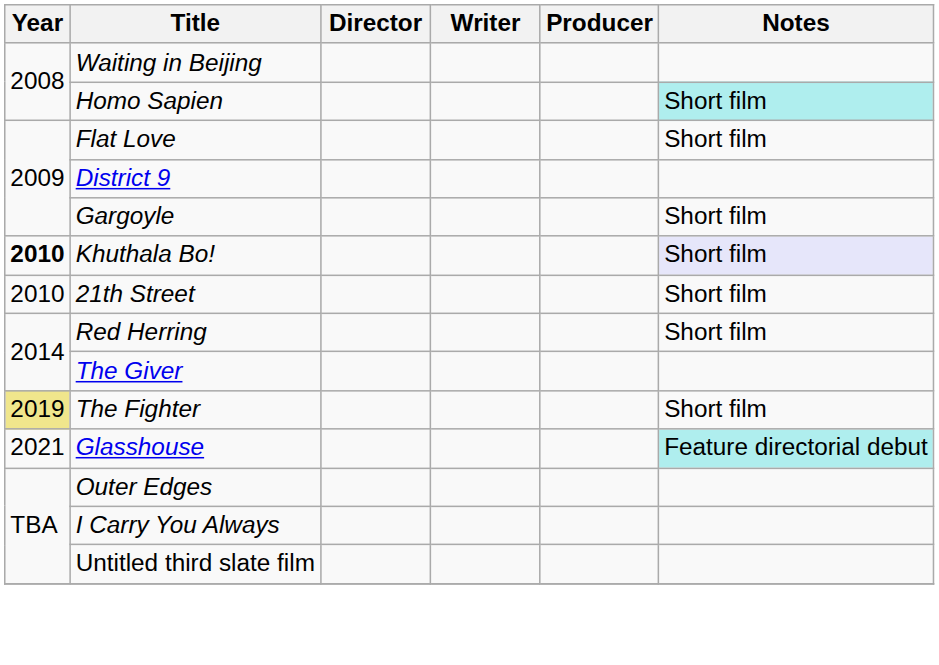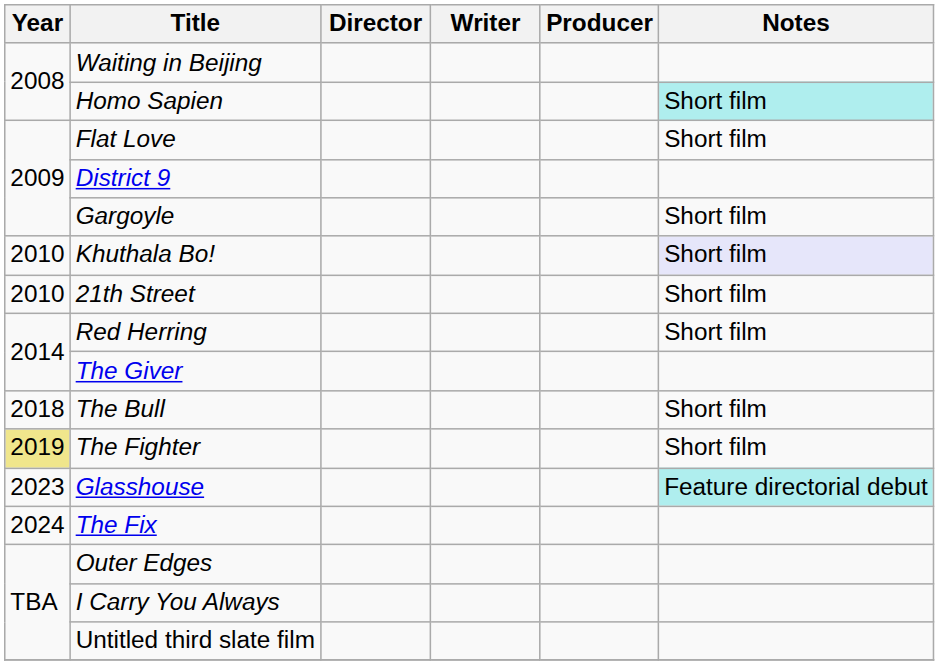(37, 255) bold -> (37, 255) normal
+ row: (120, 409)
(37, 448) 2021 -> (37, 486) 2023
+ row: (116, 525)
